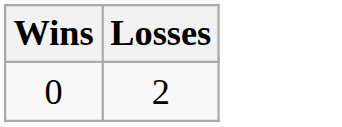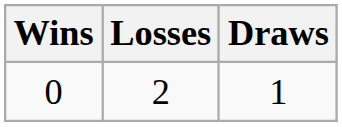+ column: (278, 33)
